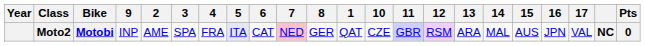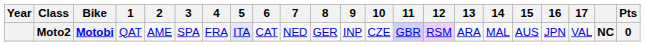columns swapped: (351, 13) <-> (129, 13)
(292, 31) pink background -> (295, 31) no background
